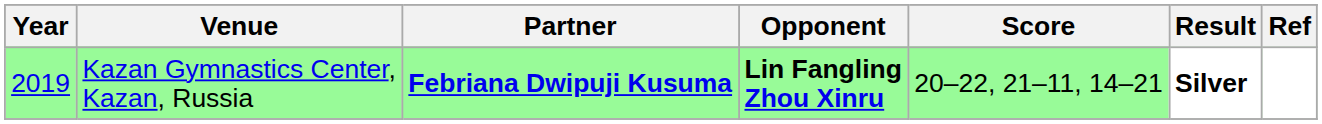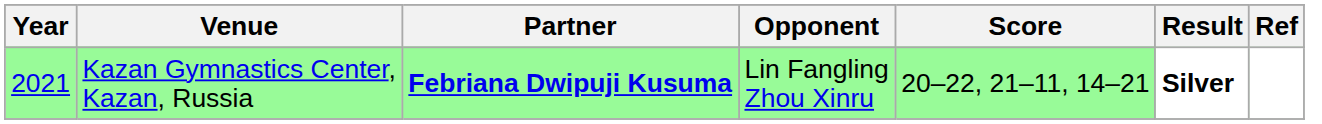(41, 83) 2019 -> (41, 83) 2021
(823, 83) bold -> (817, 83) normal
